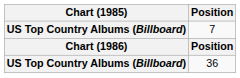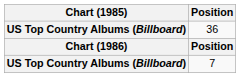rows swapped: (212, 64) <-> (212, 30)
